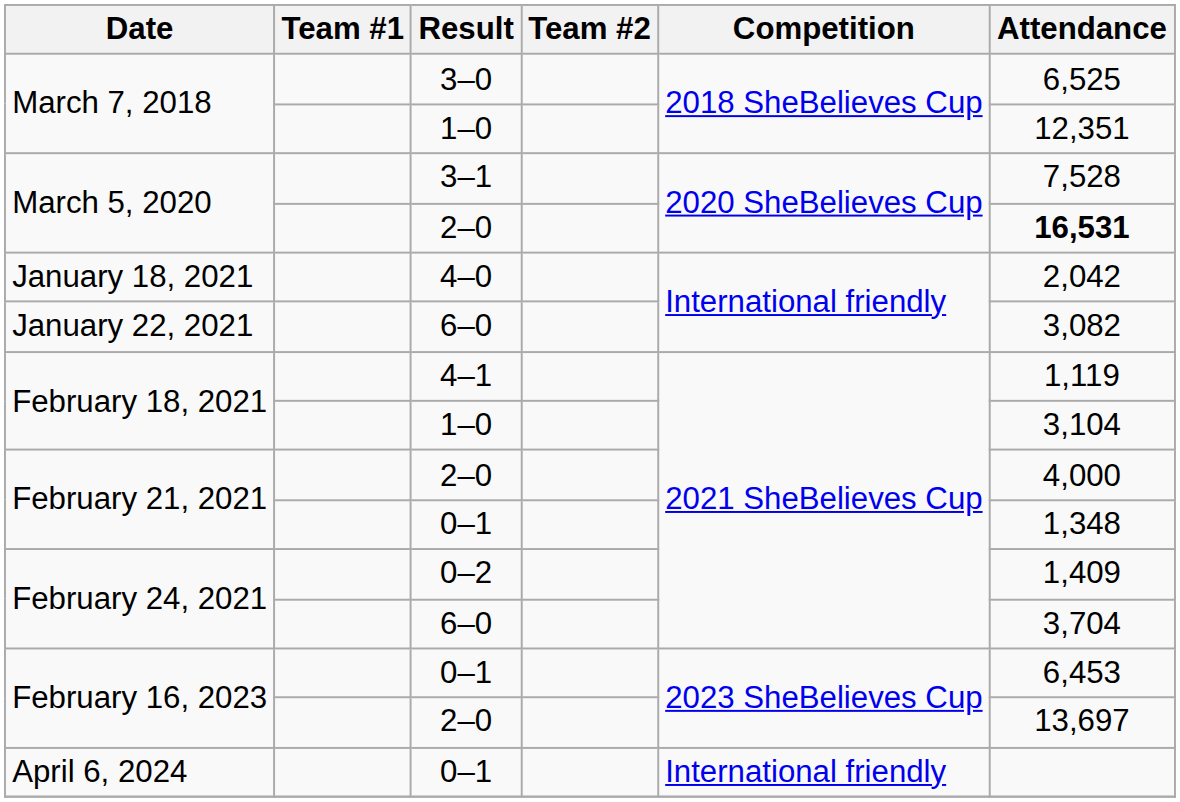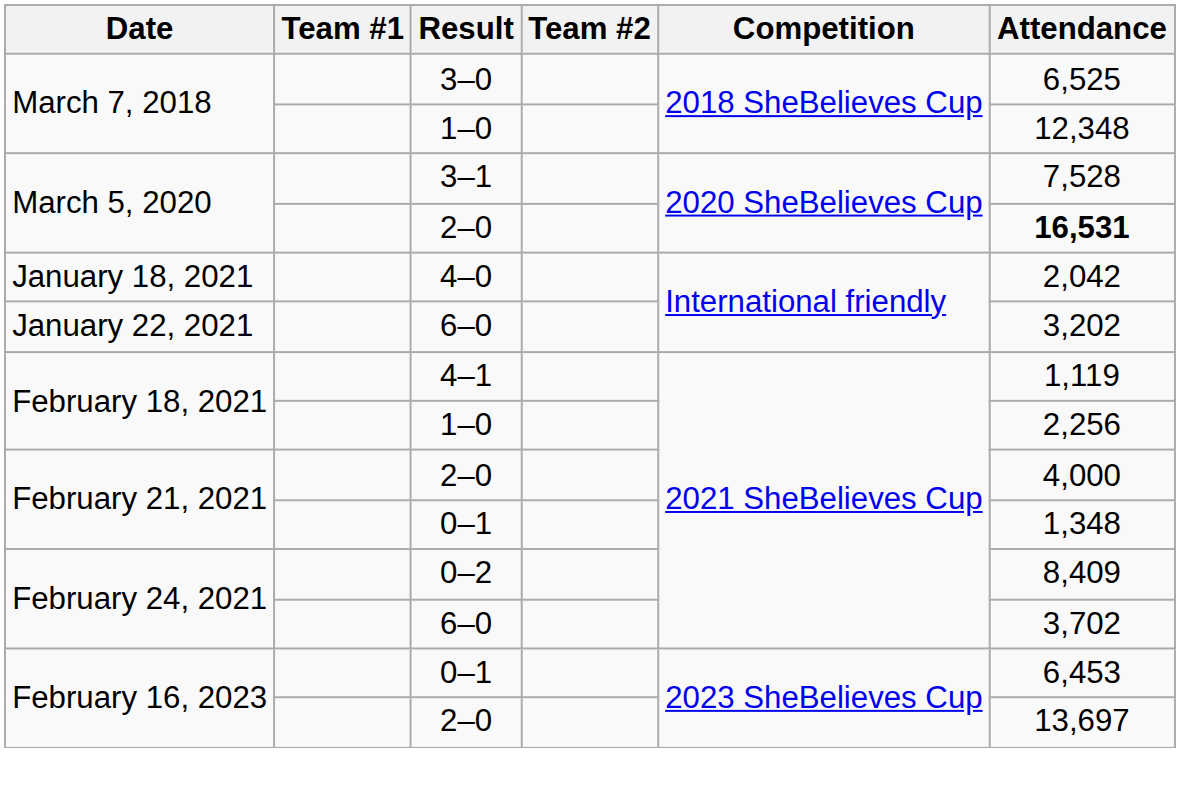(1082, 128) 12,351 -> (1082, 128) 12,348
(1082, 326) 3,082 -> (1082, 326) 3,202
(1082, 425) 3,104 -> (1082, 425) 2,256
(1082, 573) 1,409 -> (1082, 573) 8,409
(1082, 623) 3,704 -> (1082, 623) 3,702
- row: (100, 771)
